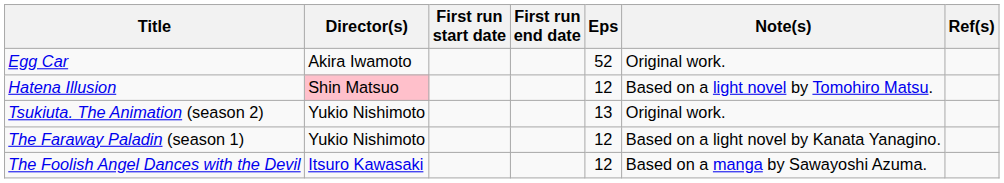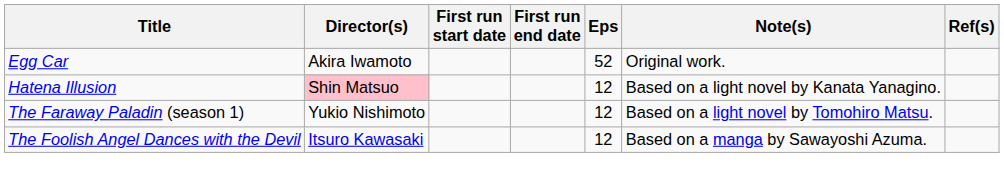(779, 87) Based on a light novel by Tomohiro Matsu. -> (783, 87) Based on a light novel by Kanata Yanagino.
- row: (136, 113)
(783, 139) Based on a light novel by Kanata Yanagino. -> (779, 113) Based on a light novel by Tomohiro Matsu.
